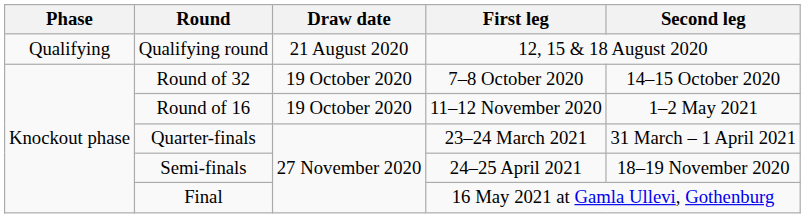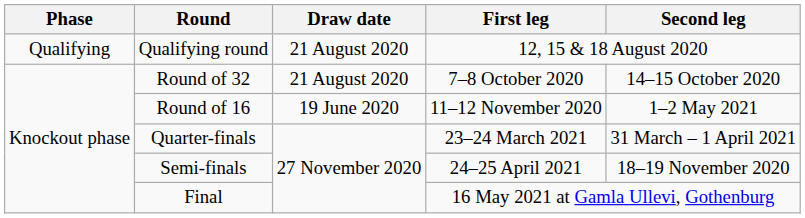(349, 78) 19 October 2020 -> (349, 78) 21 August 2020
(349, 108) 19 October 2020 -> (349, 108) 19 June 2020
